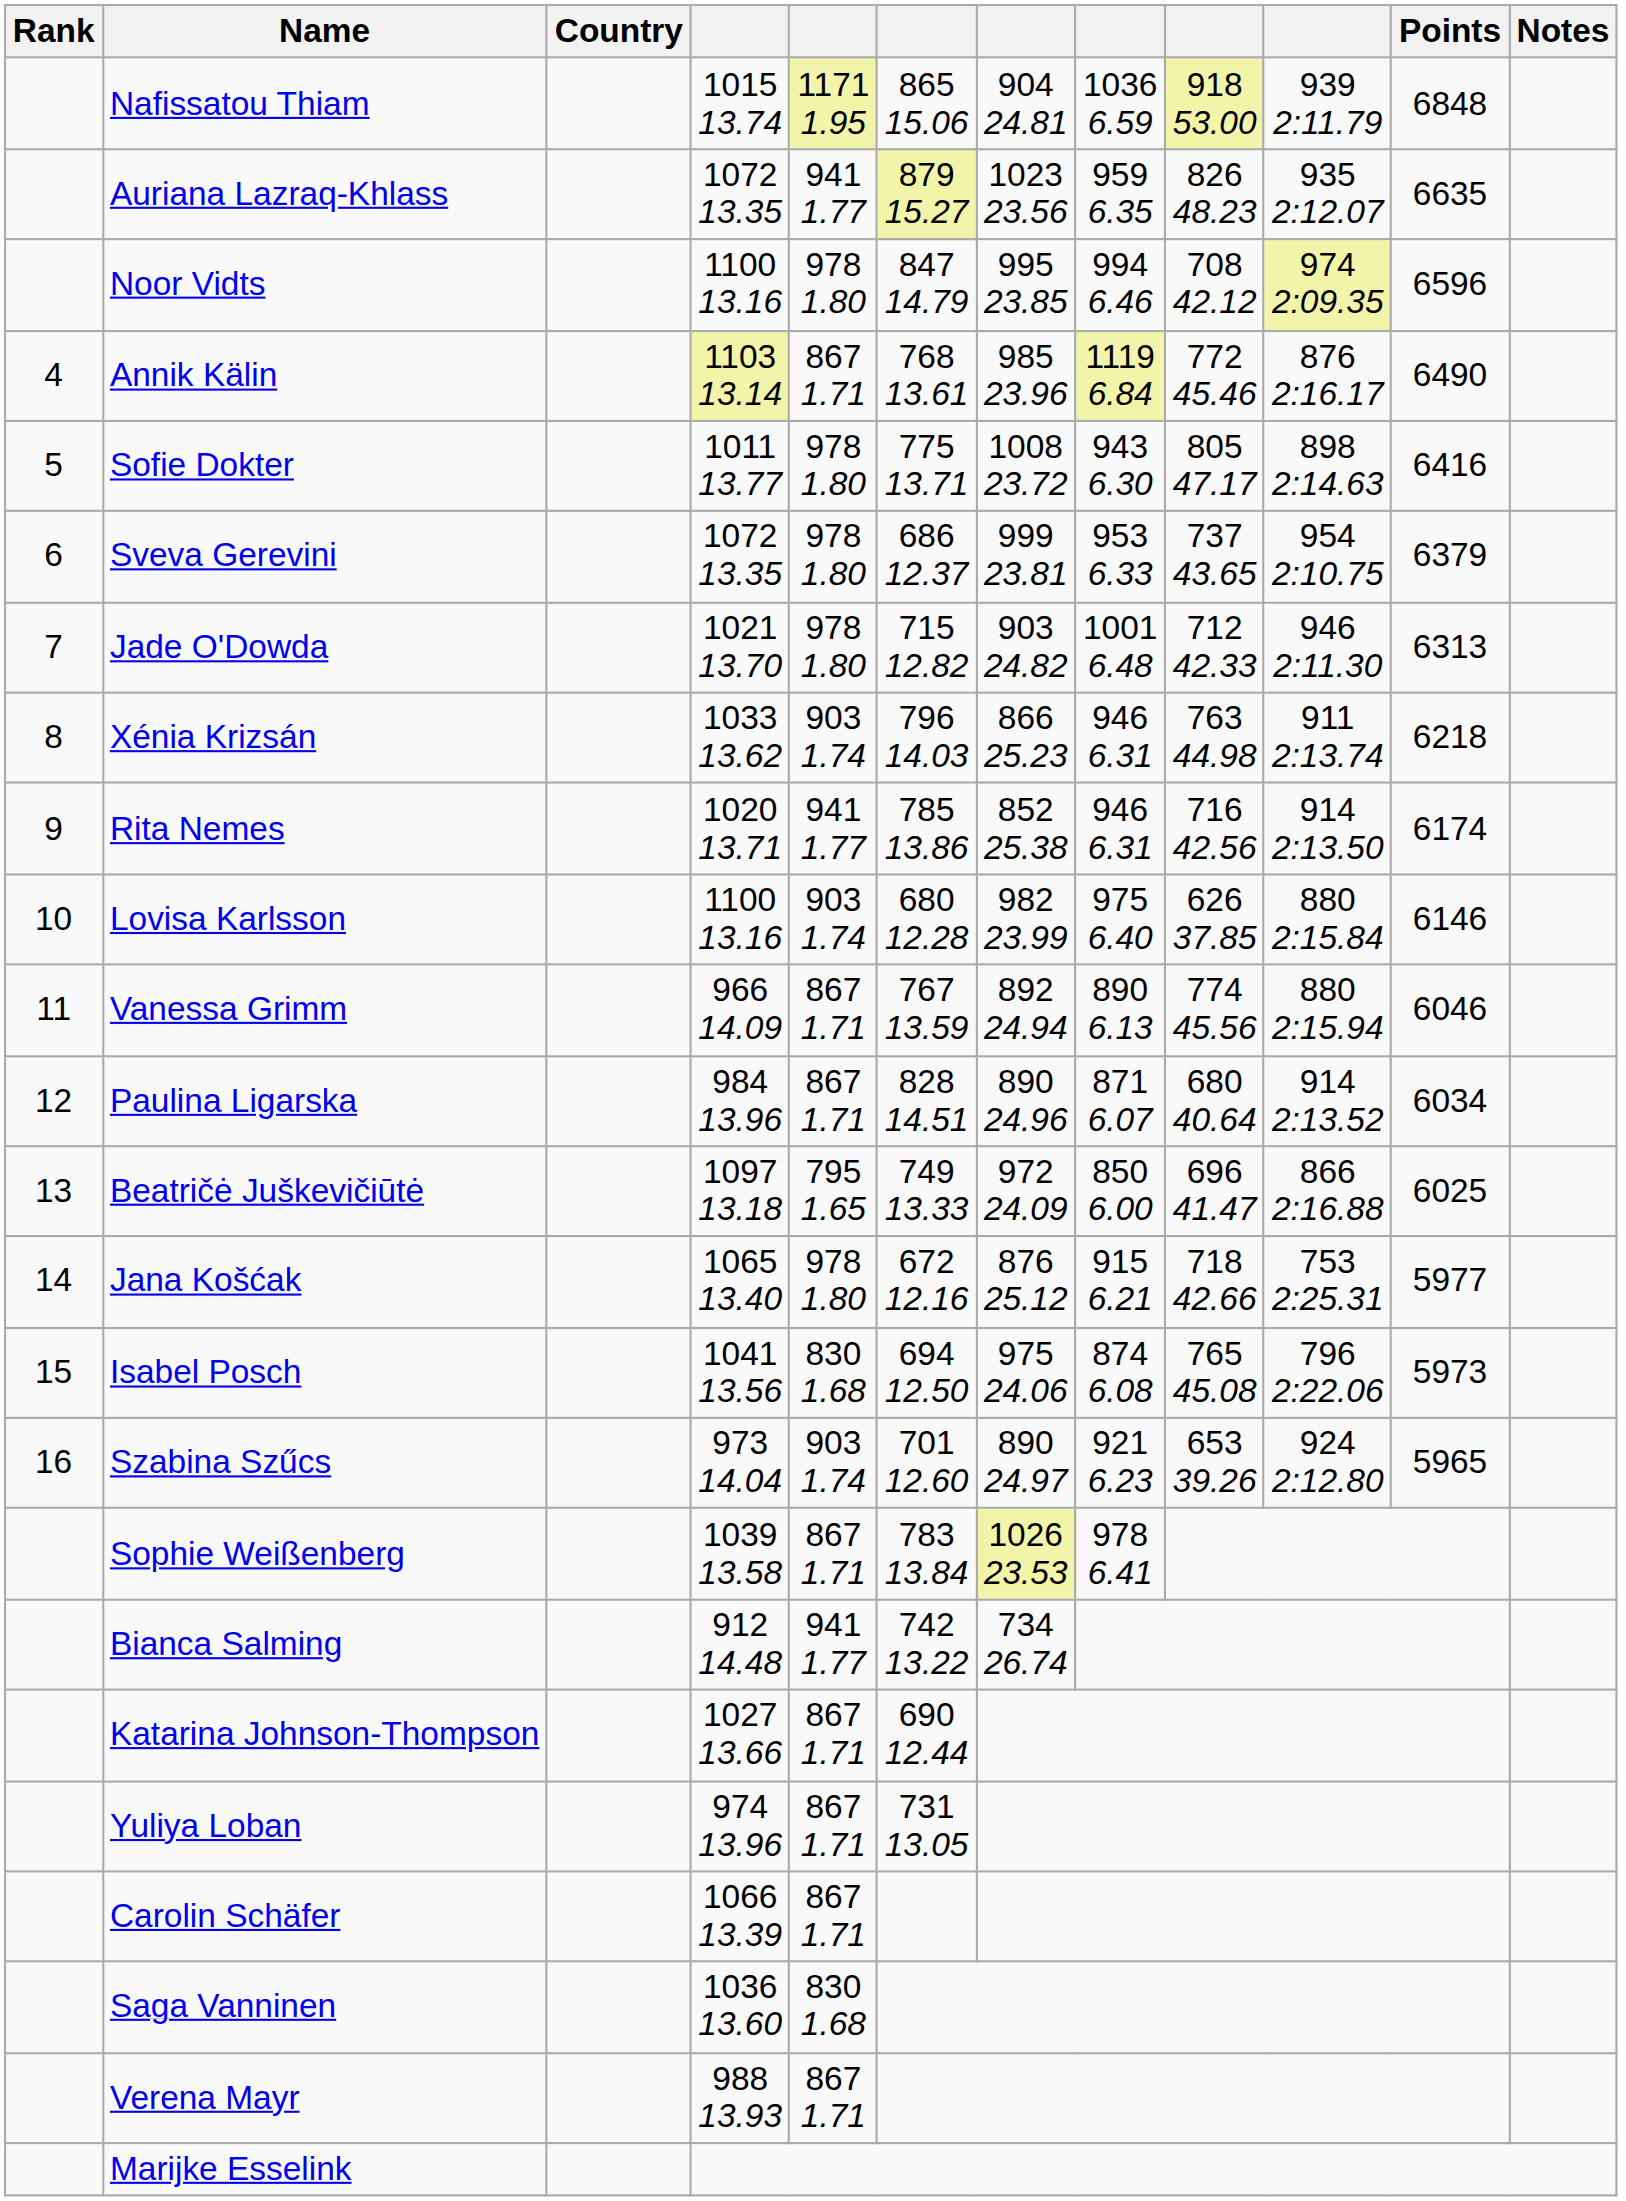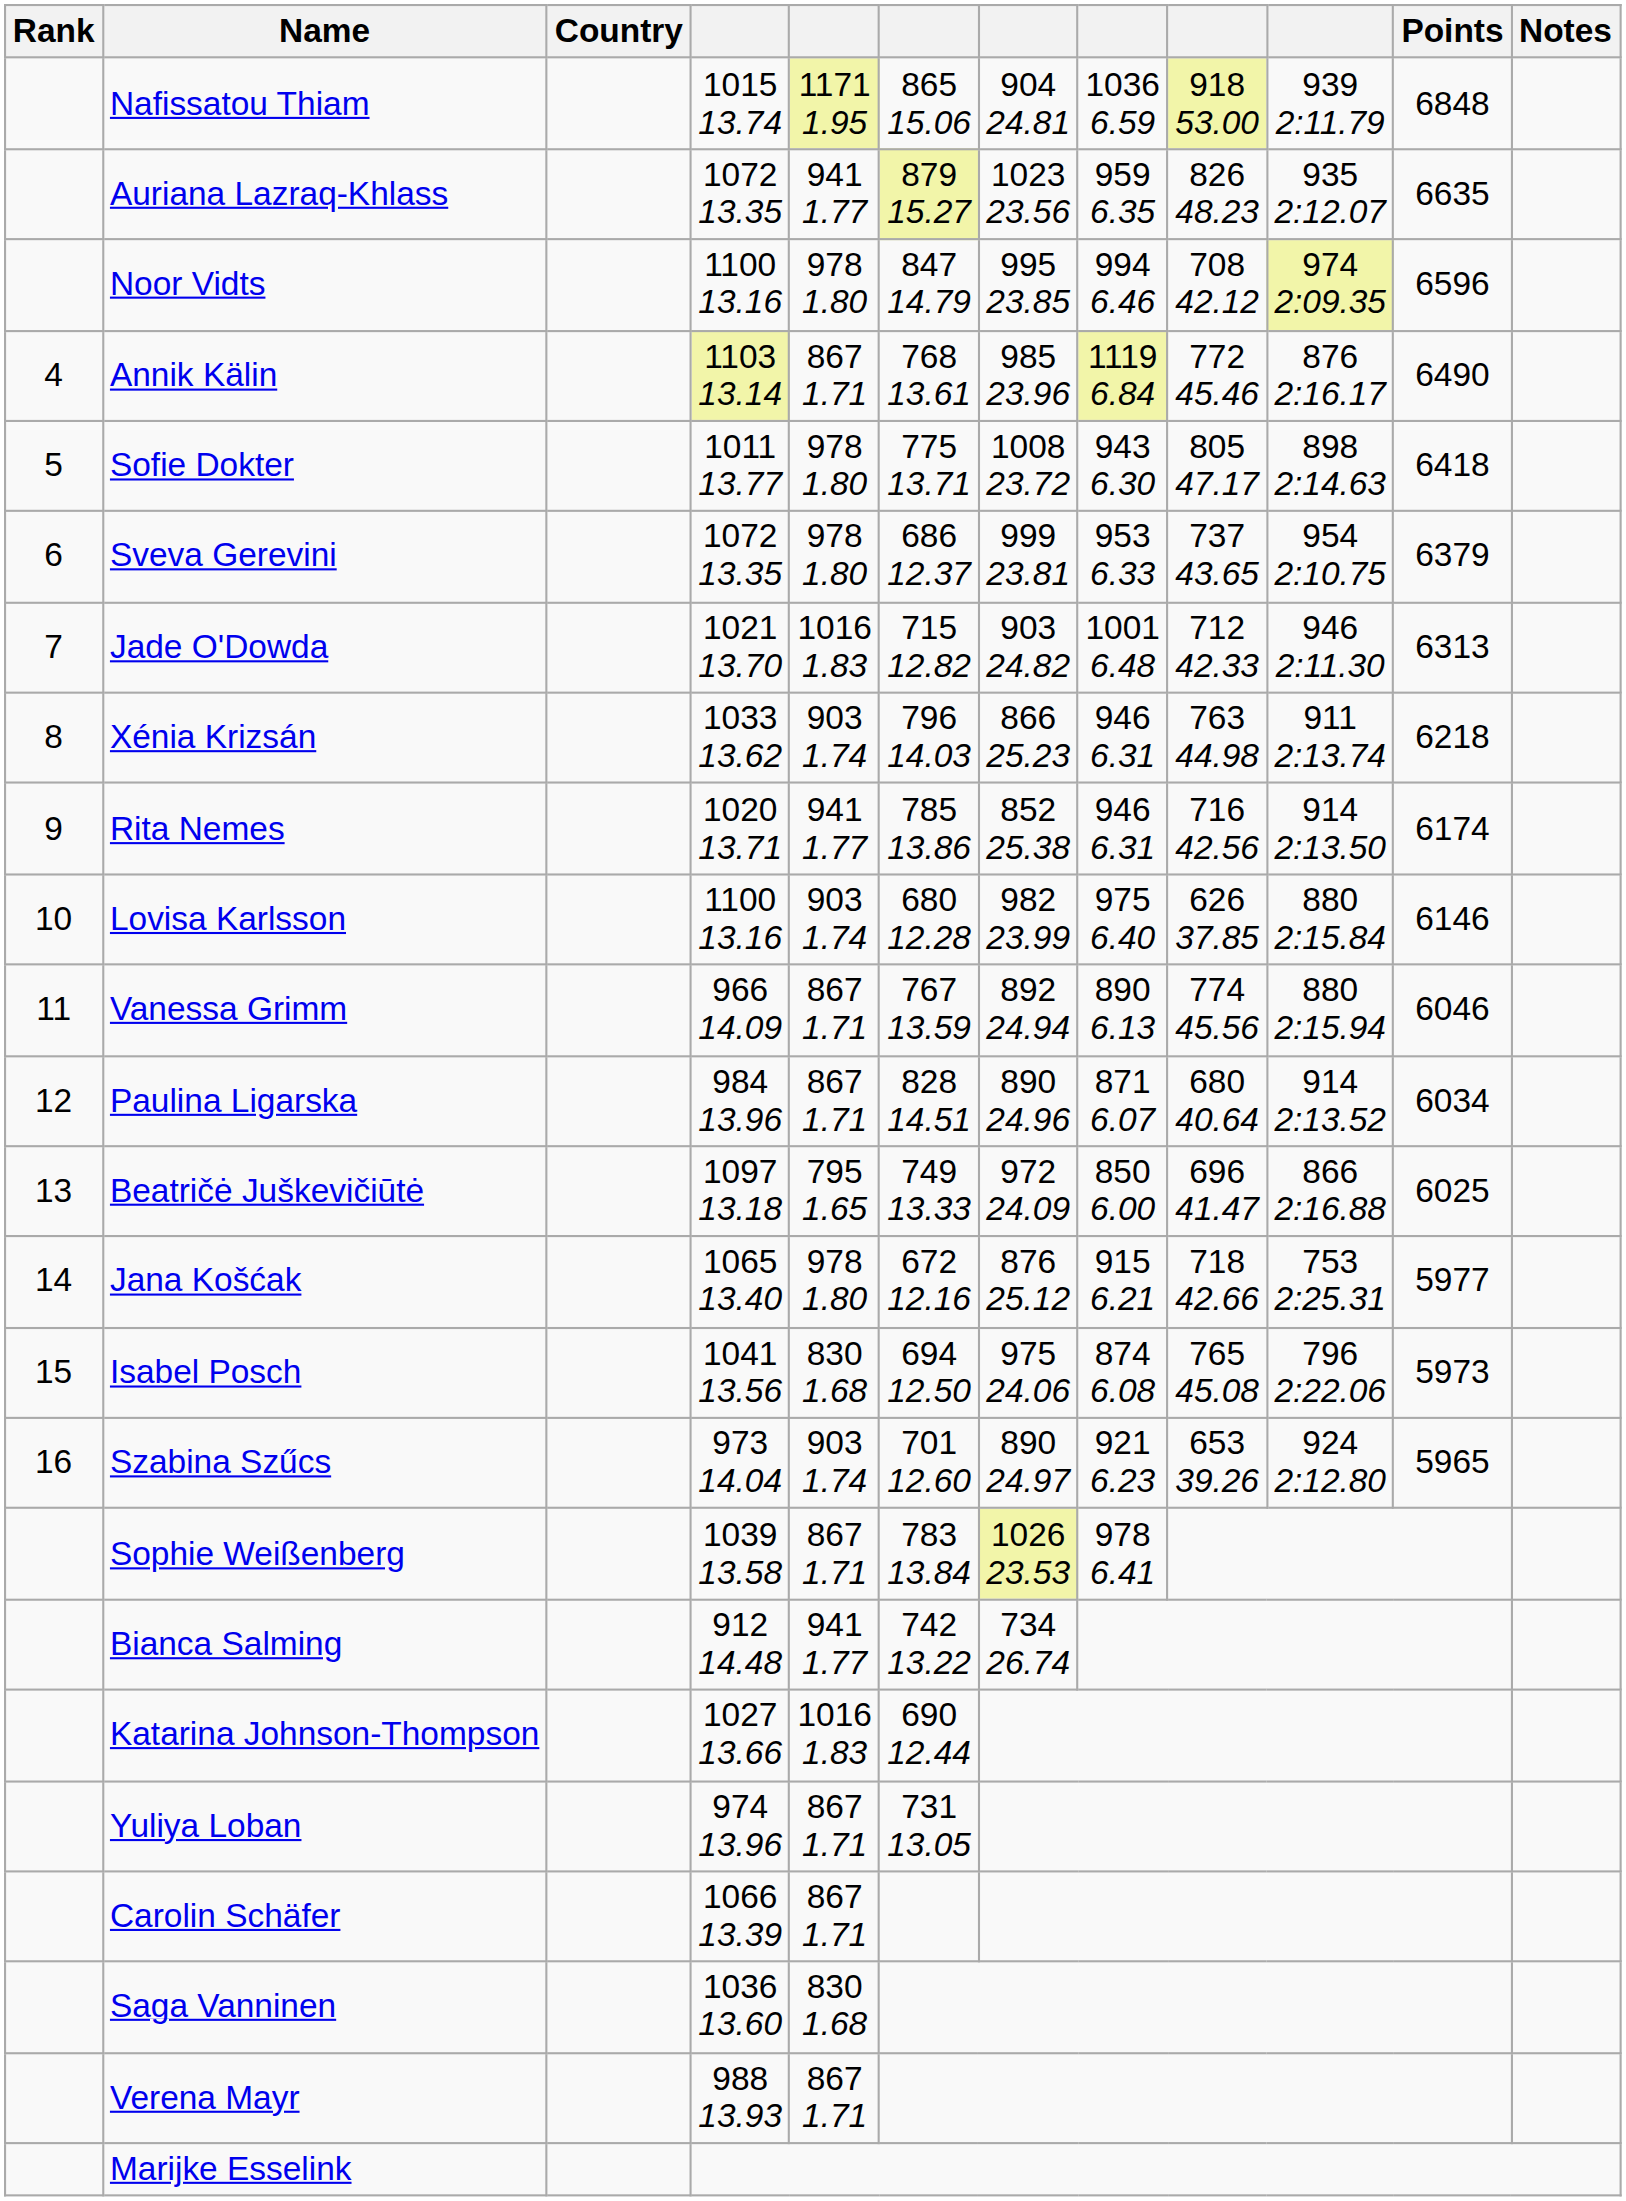(1450, 465) 6416 -> (1452, 465) 6418
(833, 646) 978 1.80 -> (835, 646) 1016 1.83
(833, 1734) 867 1.71 -> (835, 1734) 1016 1.83
